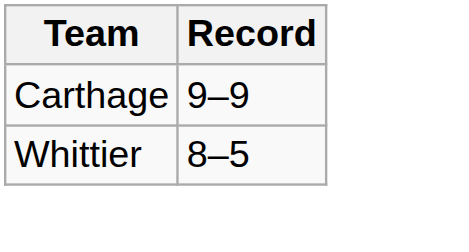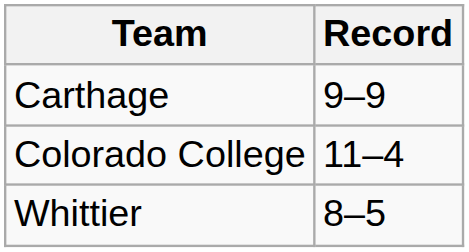+ row: (160, 154)
